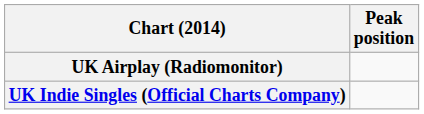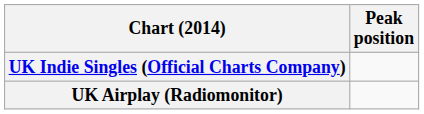rows swapped: (177, 66) <-> (177, 94)
